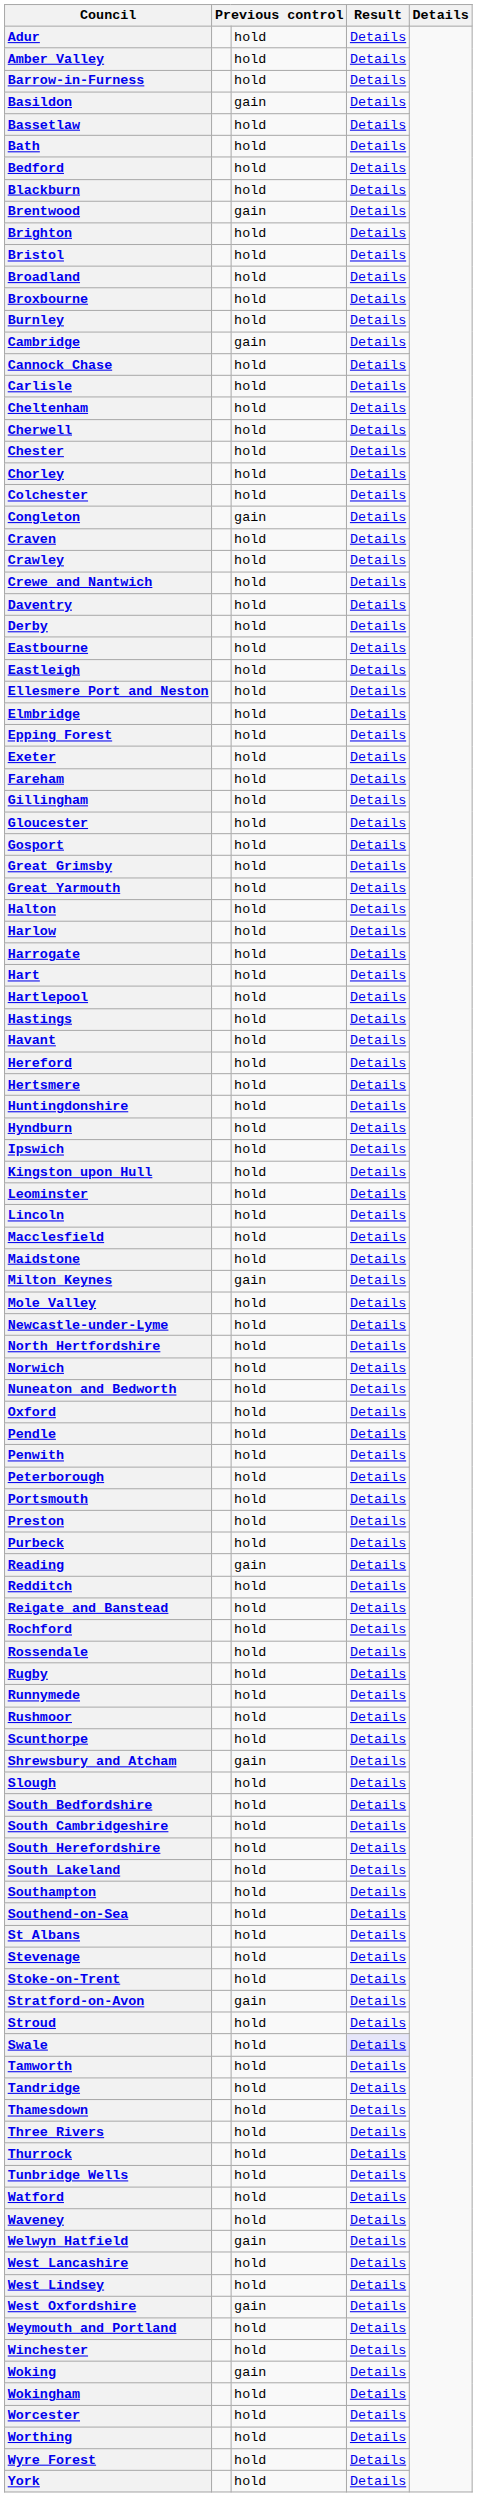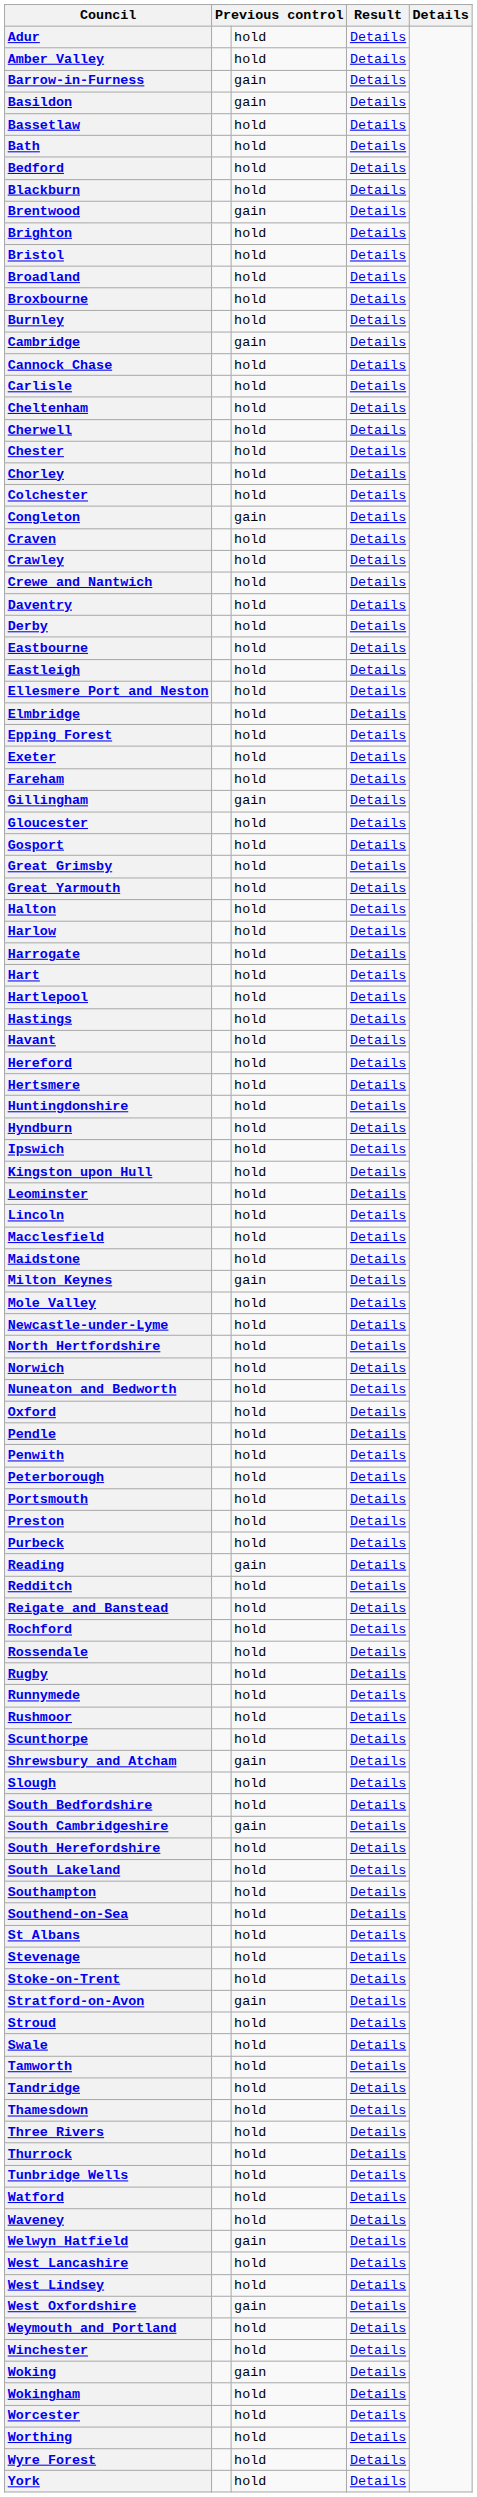(250, 81) hold -> (250, 81) gain
(250, 801) hold -> (250, 801) gain
(250, 1827) hold -> (250, 1827) gain
(378, 2045) lavender background -> (378, 2045) no background
